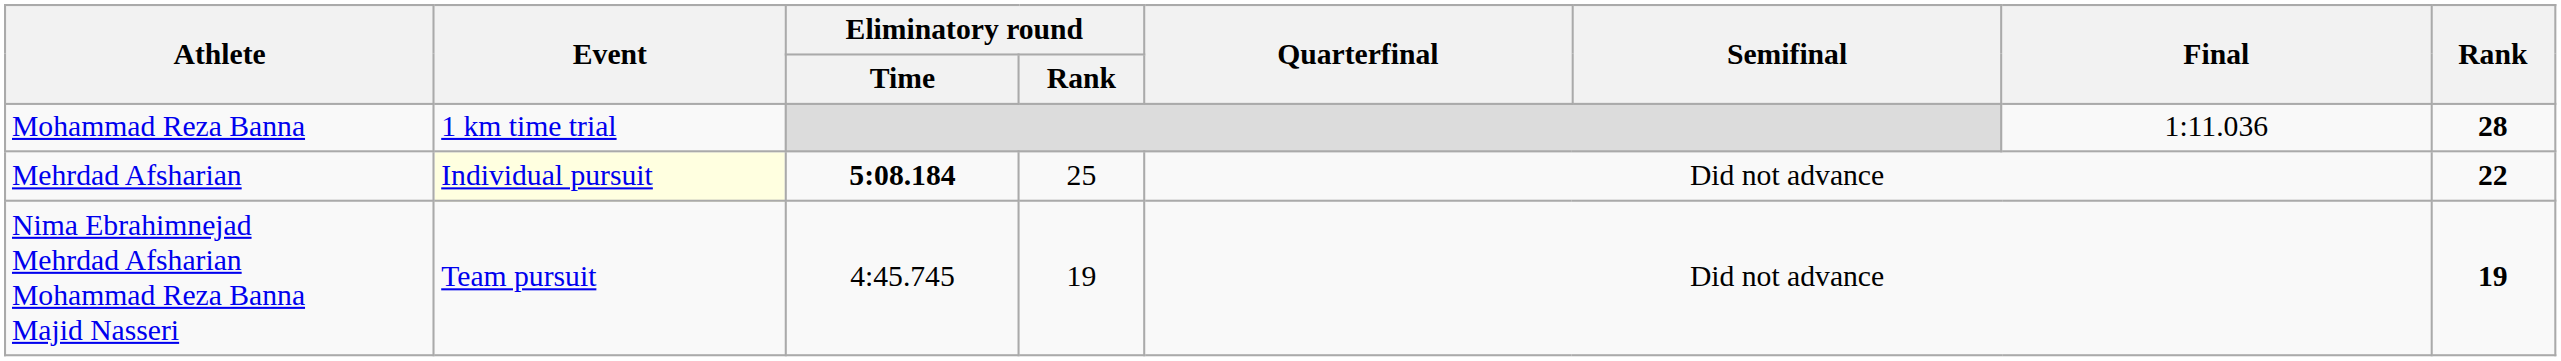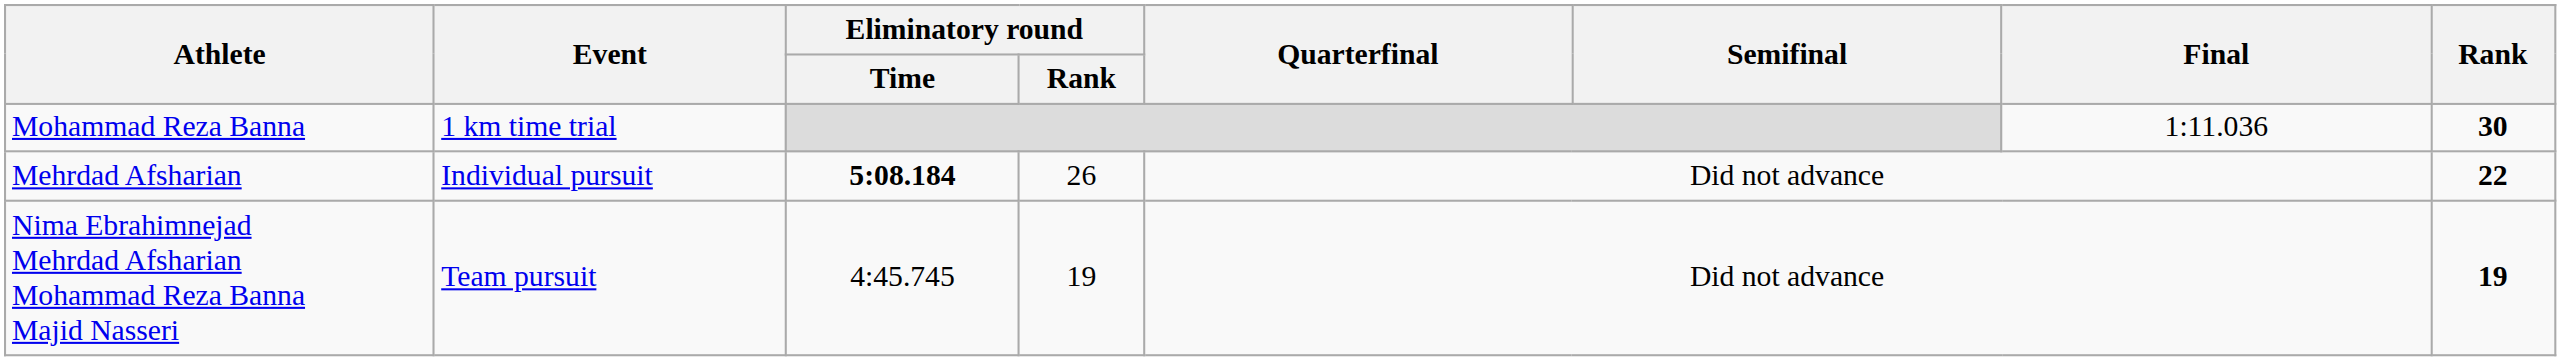(2493, 127) 28 -> (2493, 127) 30
(547, 176) lightyellow background -> (547, 176) no background
(1081, 176) 25 -> (1081, 176) 26
